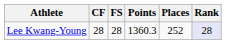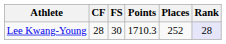(117, 30) 28 -> (117, 30) 30
(142, 30) 1360.3 -> (142, 30) 1710.3
